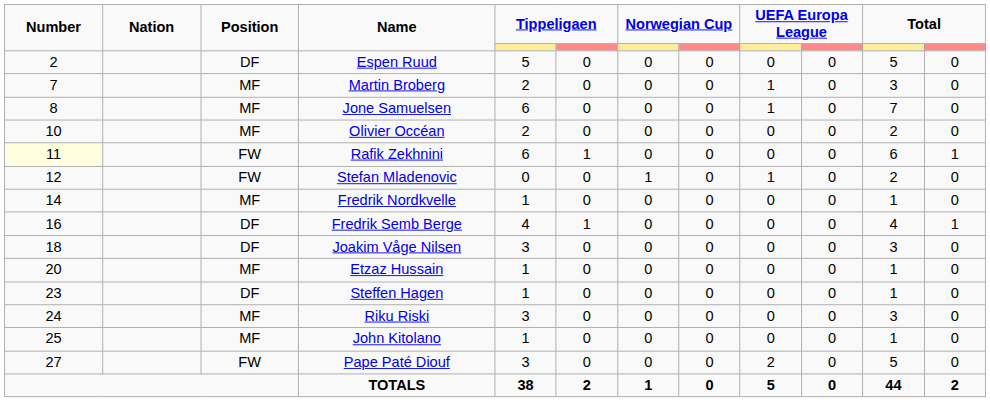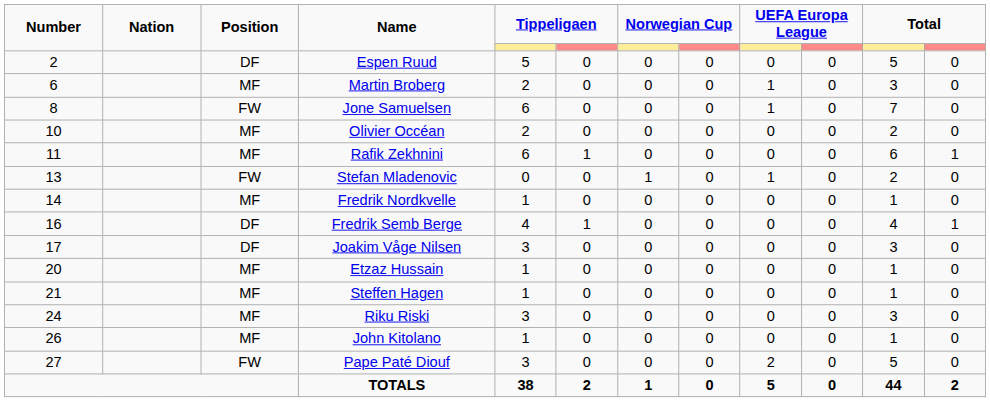(53, 85) 7 -> (53, 85) 6
(250, 108) MF -> (250, 108) FW
(54, 154) lightyellow background -> (54, 154) no background
(250, 154) FW -> (250, 154) MF
(54, 177) 12 -> (54, 177) 13
(54, 246) 18 -> (54, 246) 17
(54, 293) 23 -> (54, 293) 21
(250, 293) DF -> (250, 293) MF
(54, 339) 25 -> (54, 339) 26
